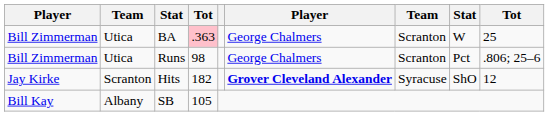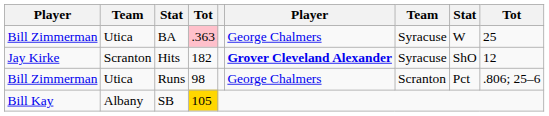(422, 36) Scranton -> (422, 36) Syracuse
rows swapped: (171, 57) <-> (169, 79)
(202, 100) no background -> (202, 100) gold background
